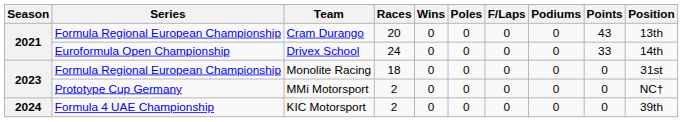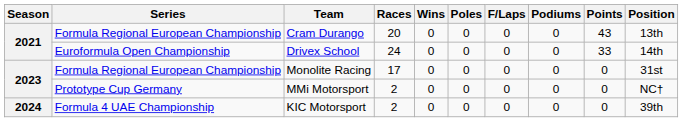(394, 70) 18 -> (394, 70) 17
